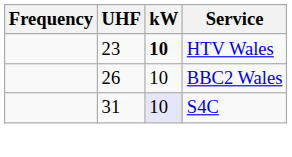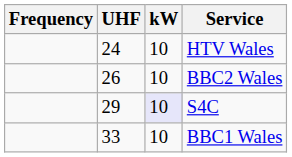(111, 48) 23 -> (111, 48) 24
(159, 48) bold -> (159, 48) normal
(111, 107) 31 -> (111, 107) 29
+ row: (235, 136)
